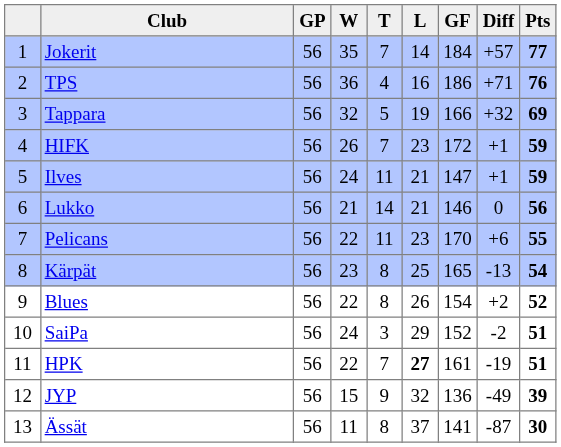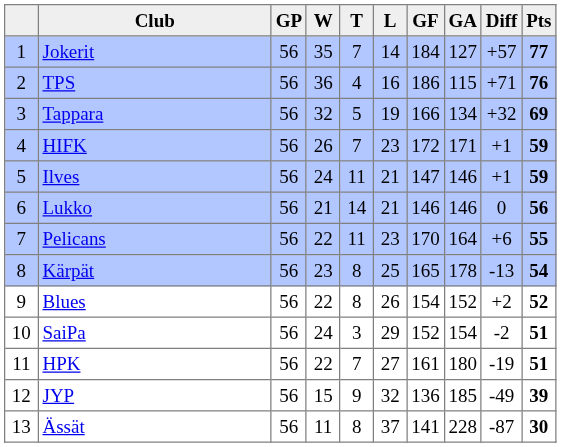+ column: (463, 20)
(420, 363) bold -> (390, 363) normal
